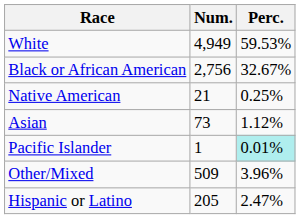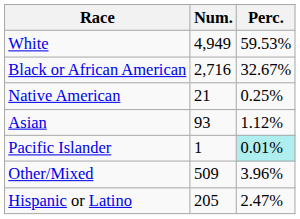(212, 69) 2,756 -> (212, 69) 2,716
(202, 122) 73 -> (202, 122) 93
